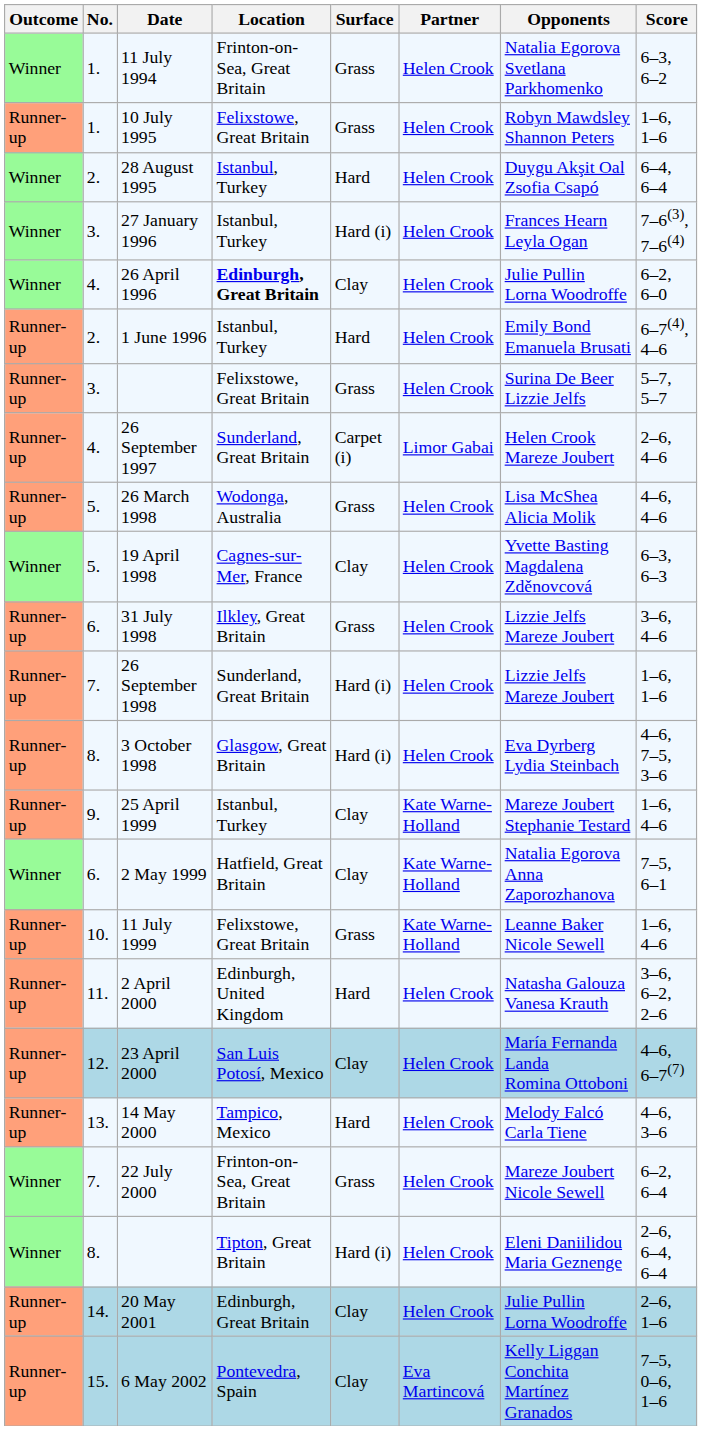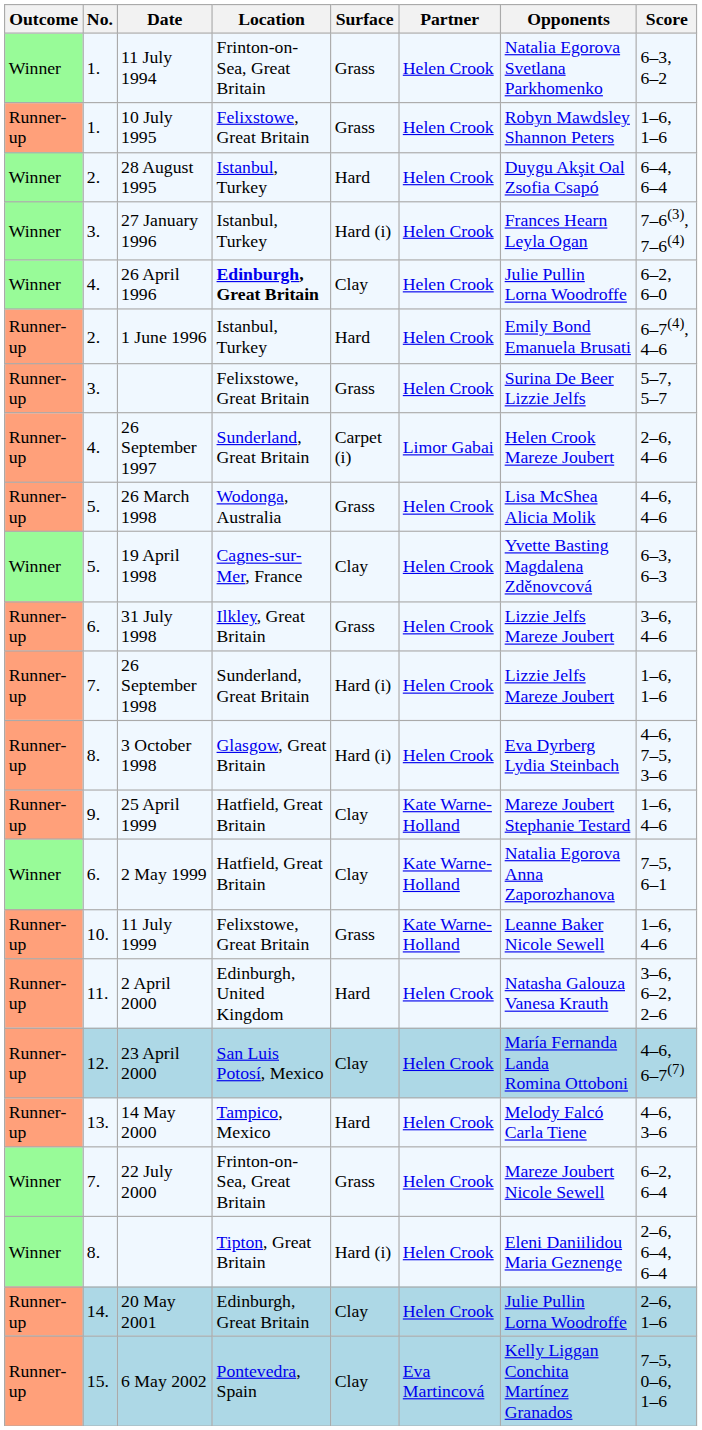(247, 814) Istanbul, Turkey -> (270, 814) Hatfield, Great Britain
